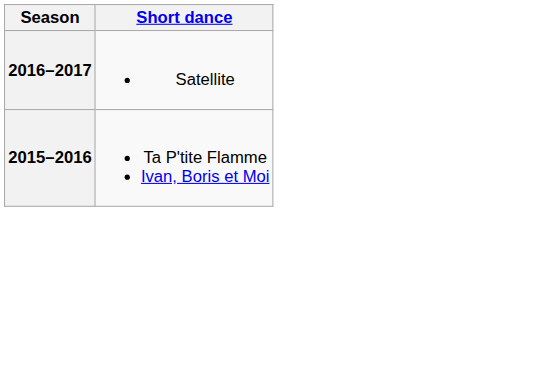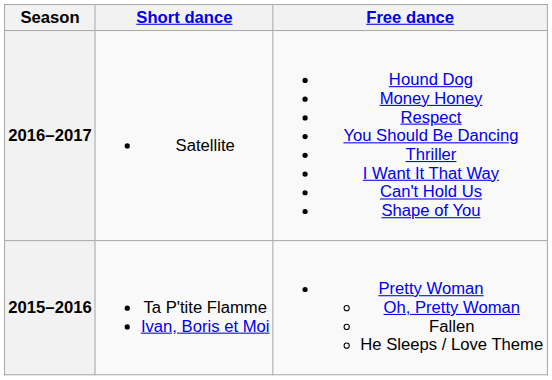+ column: (410, 17)
